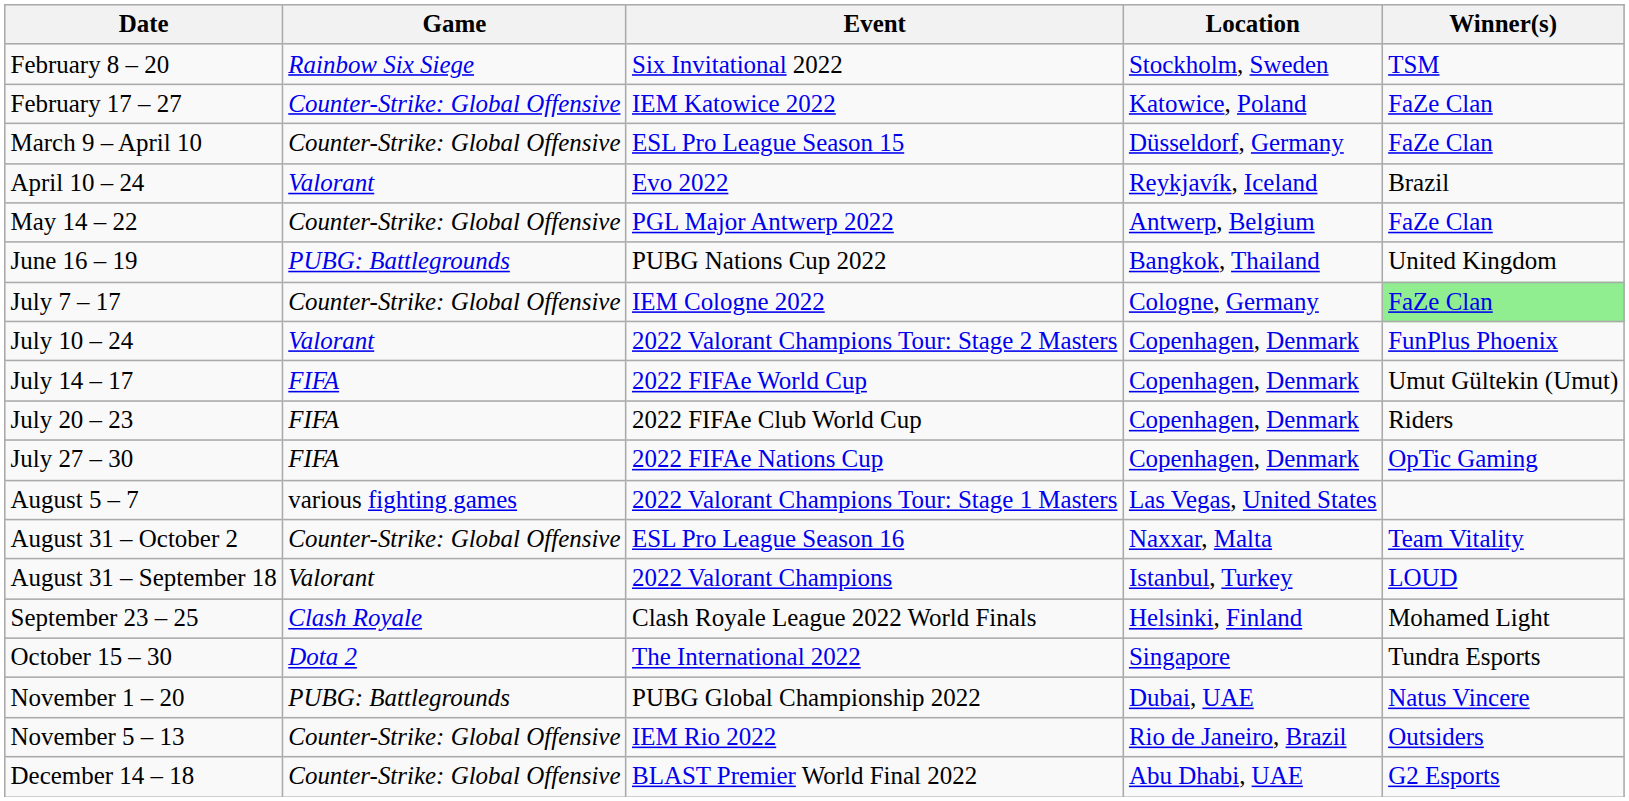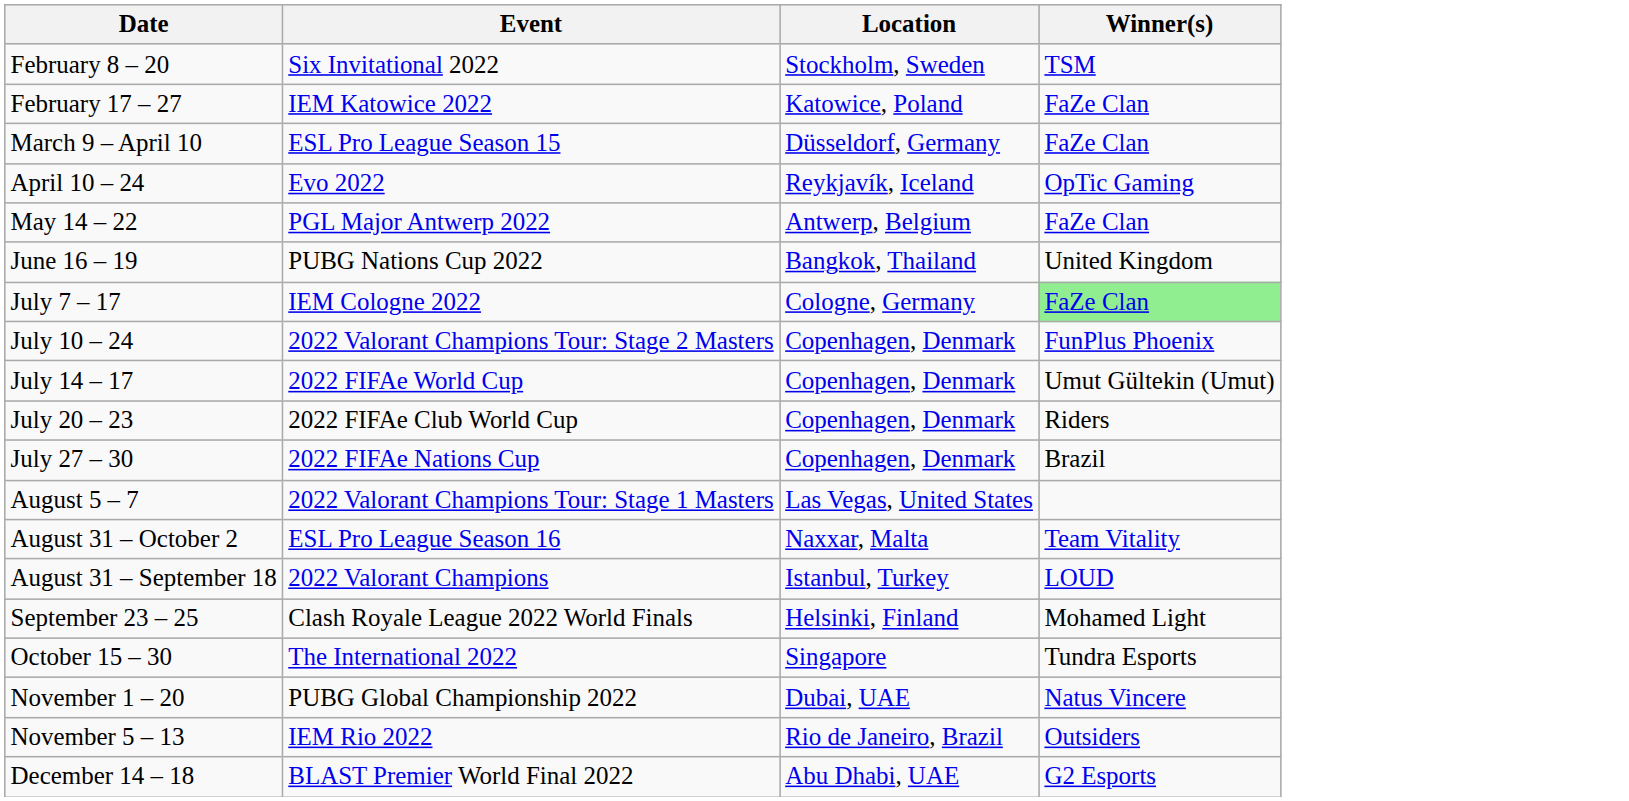- column: (454, 24)
(1419, 182) Brazil -> (1119, 182) OpTic Gaming
(1463, 459) OpTic Gaming -> (1075, 459) Brazil
